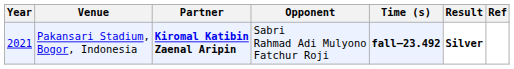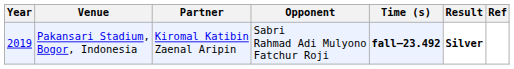(19, 43) 2021 -> (19, 43) 2019
(202, 43) bold -> (202, 43) normal
